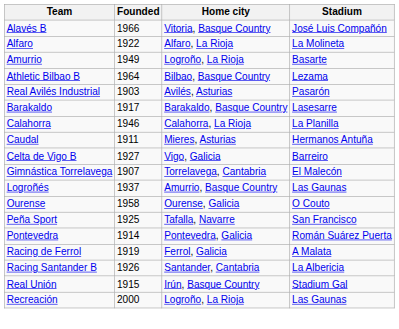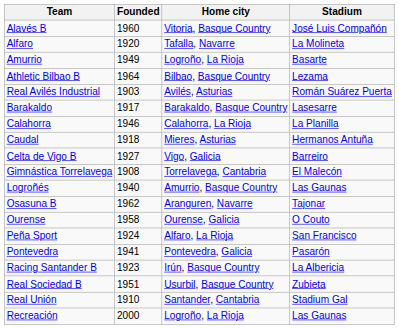(128, 28) 1966 -> (128, 28) 1960
(128, 44) 1922 -> (128, 44) 1920
(199, 44) Alfaro, La Rioja -> (199, 44) Tafalla, Navarre
(311, 92) Pasarón -> (342, 92) Román Suárez Puerta
(128, 140) 1911 -> (128, 140) 1918
(128, 172) 1907 -> (128, 172) 1908
(128, 188) 1937 -> (128, 188) 1940
+ row: (32, 204)
(128, 220) 1925 -> (128, 236) 1924
(199, 220) Tafalla, Navarre -> (199, 236) Alfaro, La Rioja
(128, 236) 1914 -> (128, 252) 1941
(342, 236) Román Suárez Puerta -> (311, 252) Pasarón
- row: (44, 252)
(128, 268) 1926 -> (128, 268) 1923
(212, 268) Santander, Cantabria -> (212, 268) Irún, Basque Country
+ row: (44, 284)
(128, 284) 1915 -> (128, 300) 1910
(212, 284) Irún, Basque Country -> (212, 300) Santander, Cantabria
